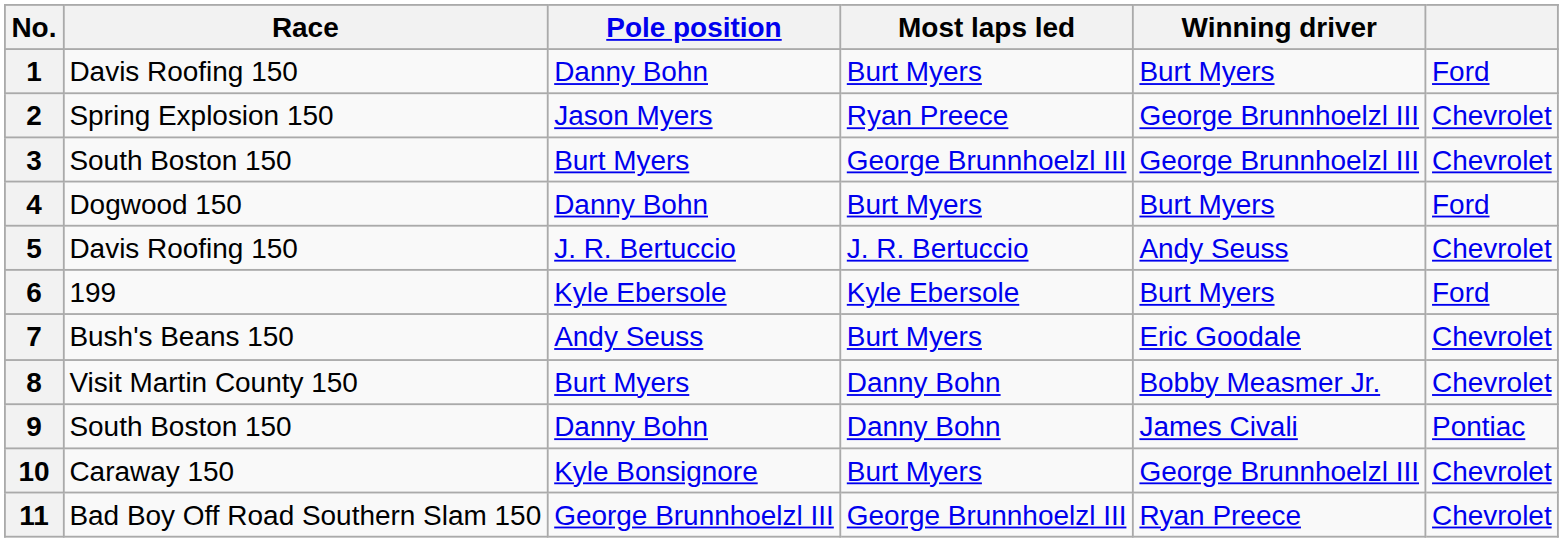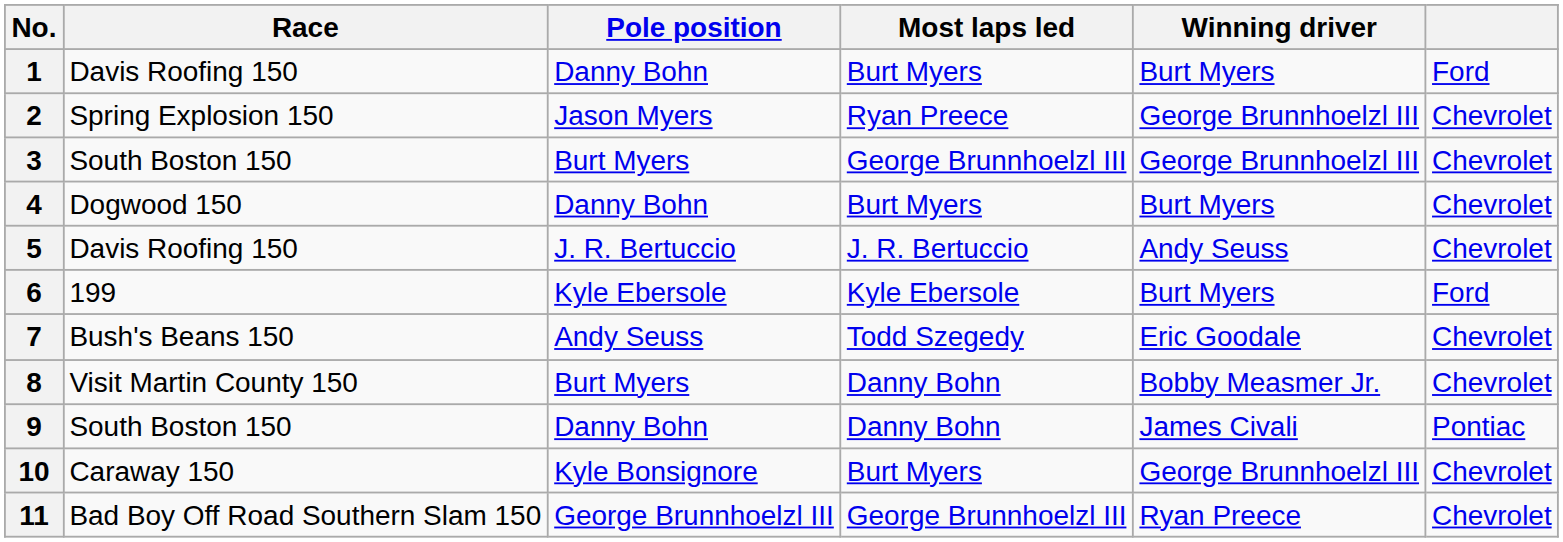(1461, 204) Ford -> (1492, 204) Chevrolet
(914, 337) Burt Myers -> (935, 337) Todd Szegedy
